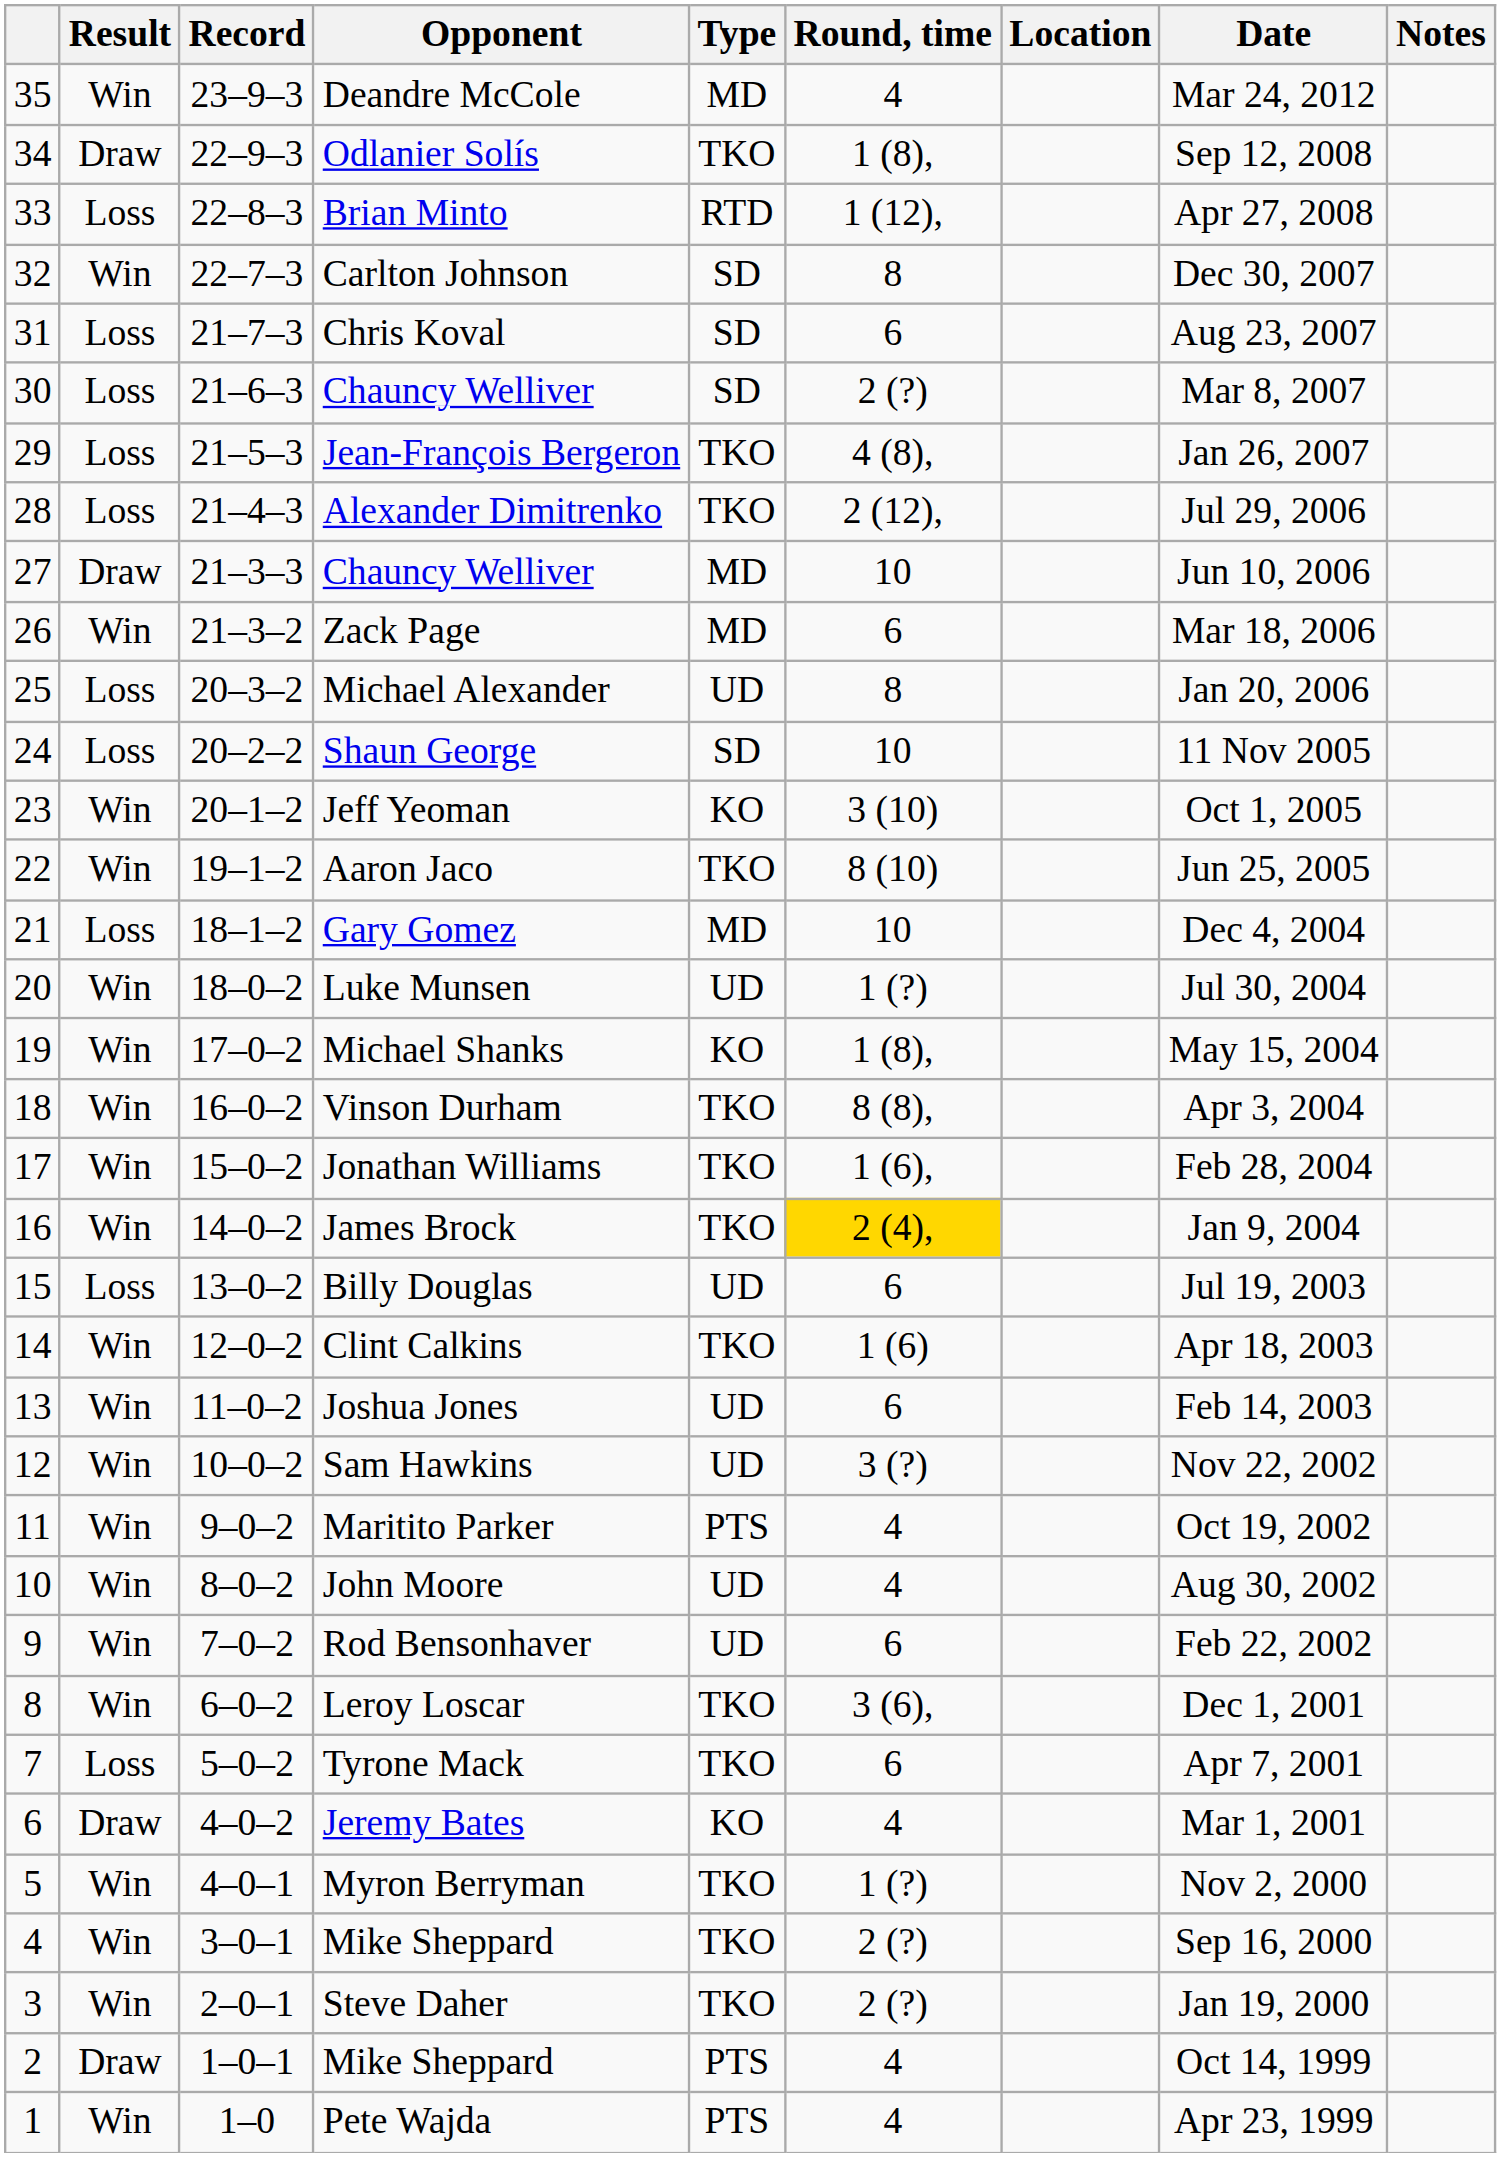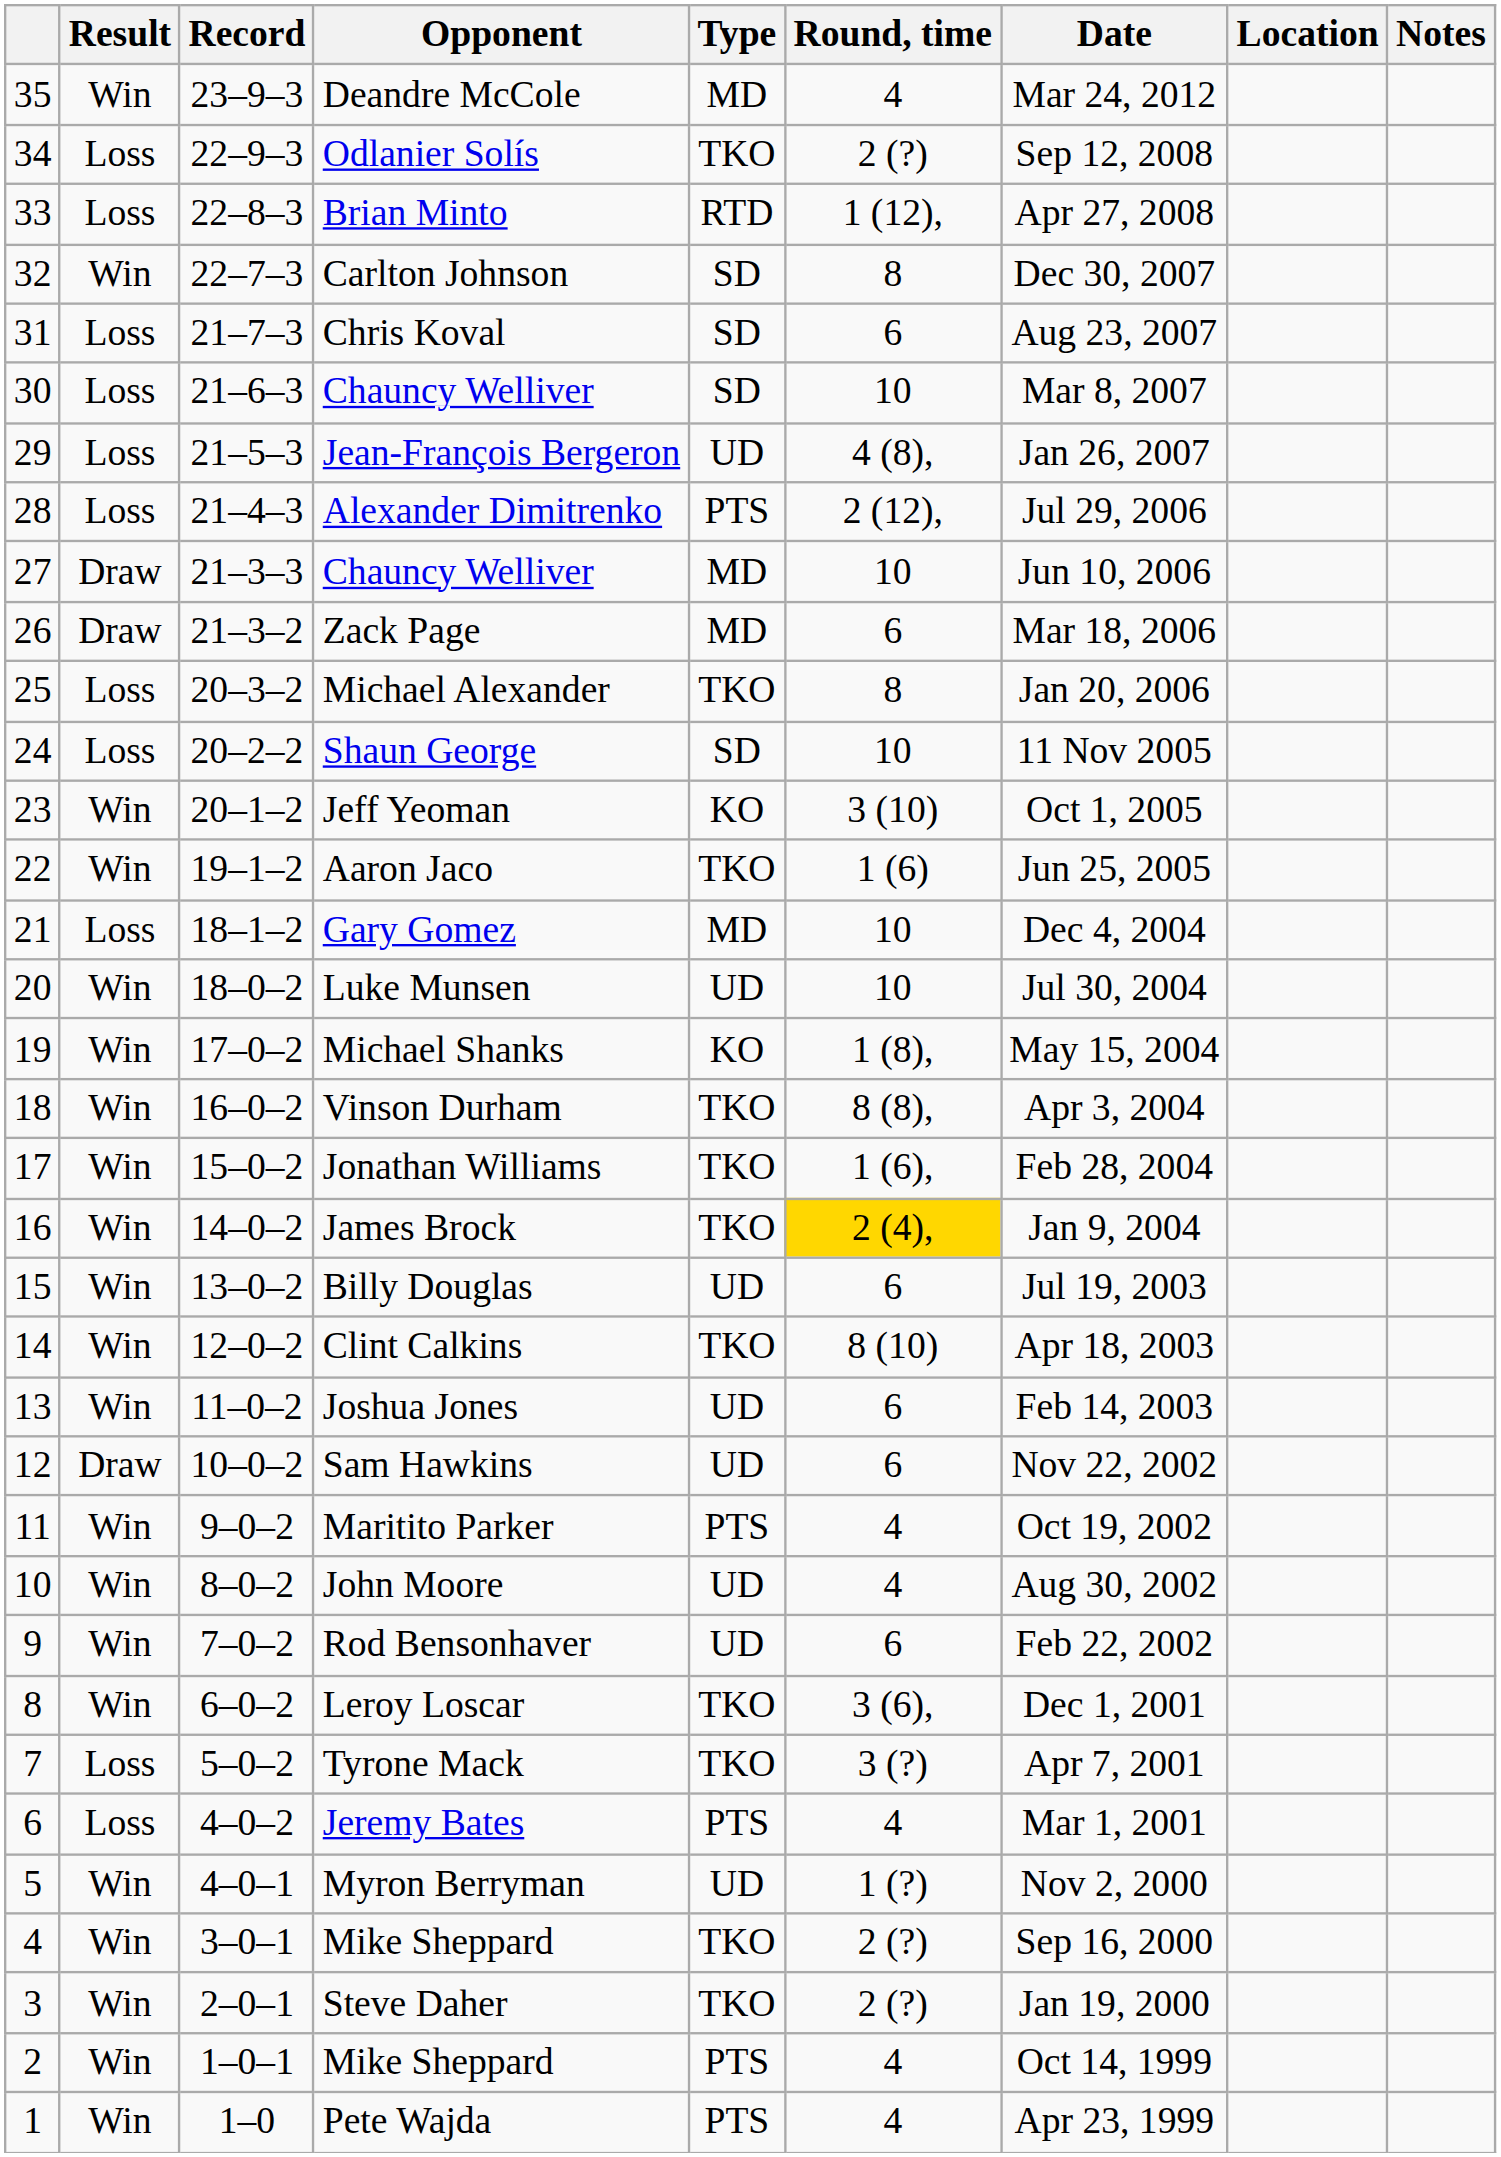columns swapped: (1274, 34) <-> (1080, 34)
(120, 153) Draw -> (120, 153) Loss
(893, 153) 1 (8), -> (893, 153) 2 (?)
(893, 392) 2 (?) -> (893, 392) 10
(737, 451) TKO -> (737, 451) UD
(737, 511) TKO -> (737, 511) PTS
(120, 630) Win -> (120, 630) Draw
(737, 690) UD -> (737, 690) TKO
(893, 869) 8 (10) -> (893, 869) 1 (6)
(893, 988) 1 (?) -> (893, 988) 10
(120, 1286) Loss -> (120, 1286) Win
(893, 1346) 1 (6) -> (893, 1346) 8 (10)
(120, 1465) Win -> (120, 1465) Draw
(893, 1465) 3 (?) -> (893, 1465) 6
(893, 1763) 6 -> (893, 1763) 3 (?)
(120, 1823) Draw -> (120, 1823) Loss
(737, 1823) KO -> (737, 1823) PTS
(737, 1882) TKO -> (737, 1882) UD
(120, 2061) Draw -> (120, 2061) Win
